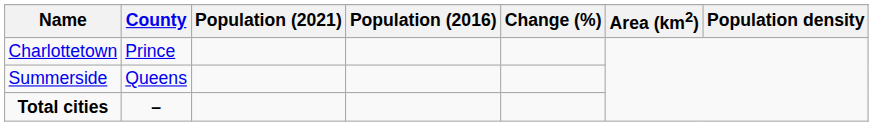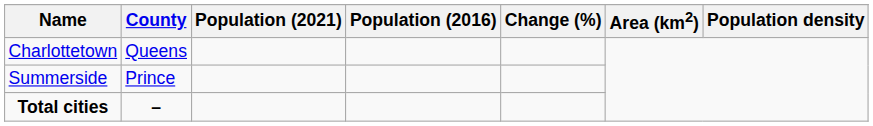(150, 51) Prince -> (156, 51) Queens
(156, 79) Queens -> (150, 79) Prince
